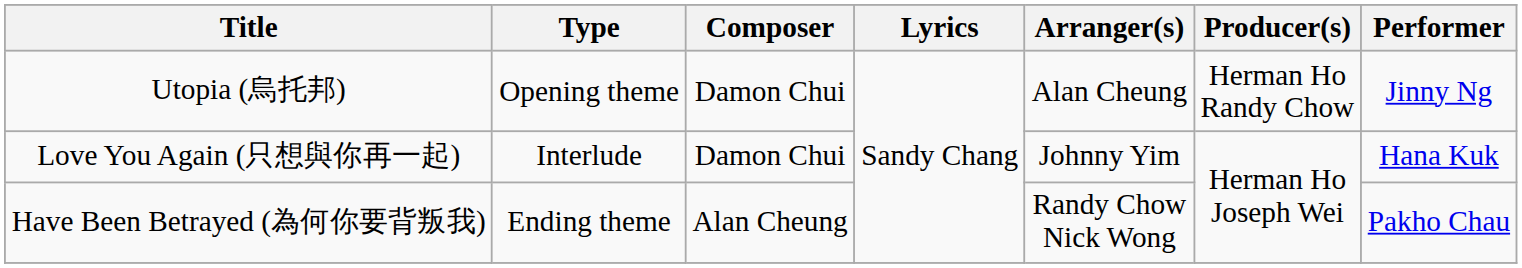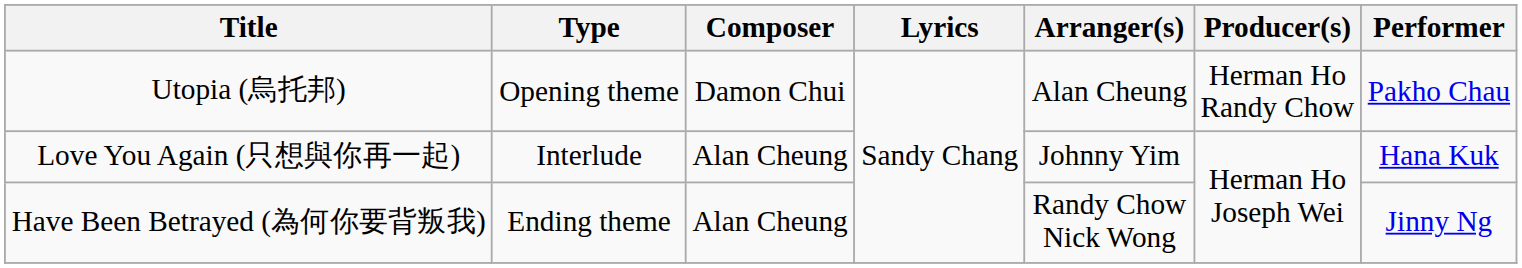(1439, 90) Jinny Ng -> (1439, 90) Pakho Chau
(770, 156) Damon Chui -> (770, 156) Alan Cheung
(1439, 221) Pakho Chau -> (1439, 221) Jinny Ng
